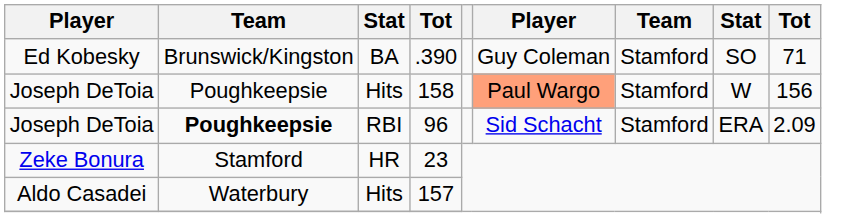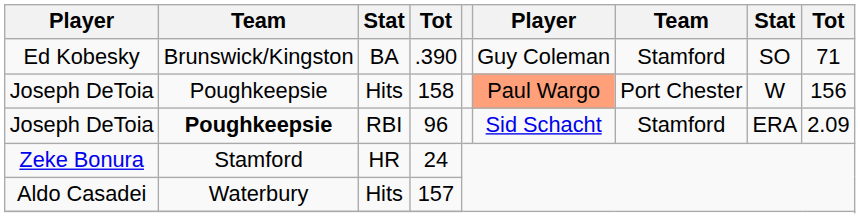(664, 90) Stamford -> (681, 90) Port Chester
(436, 159) 23 -> (436, 159) 24
